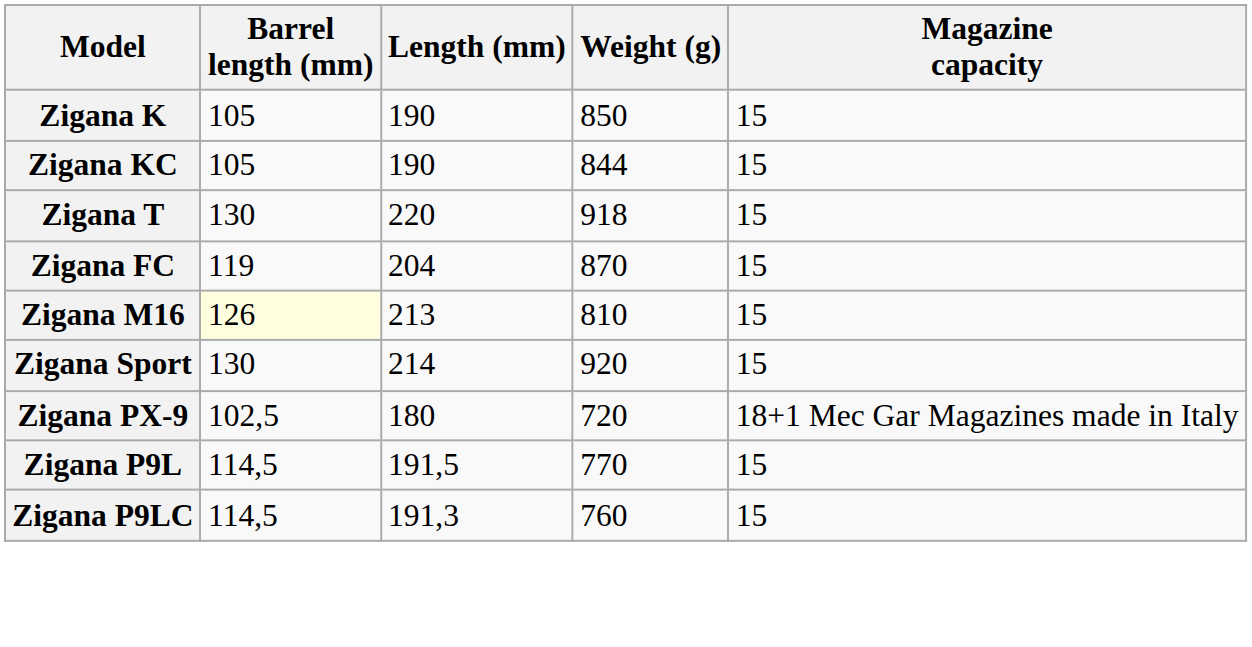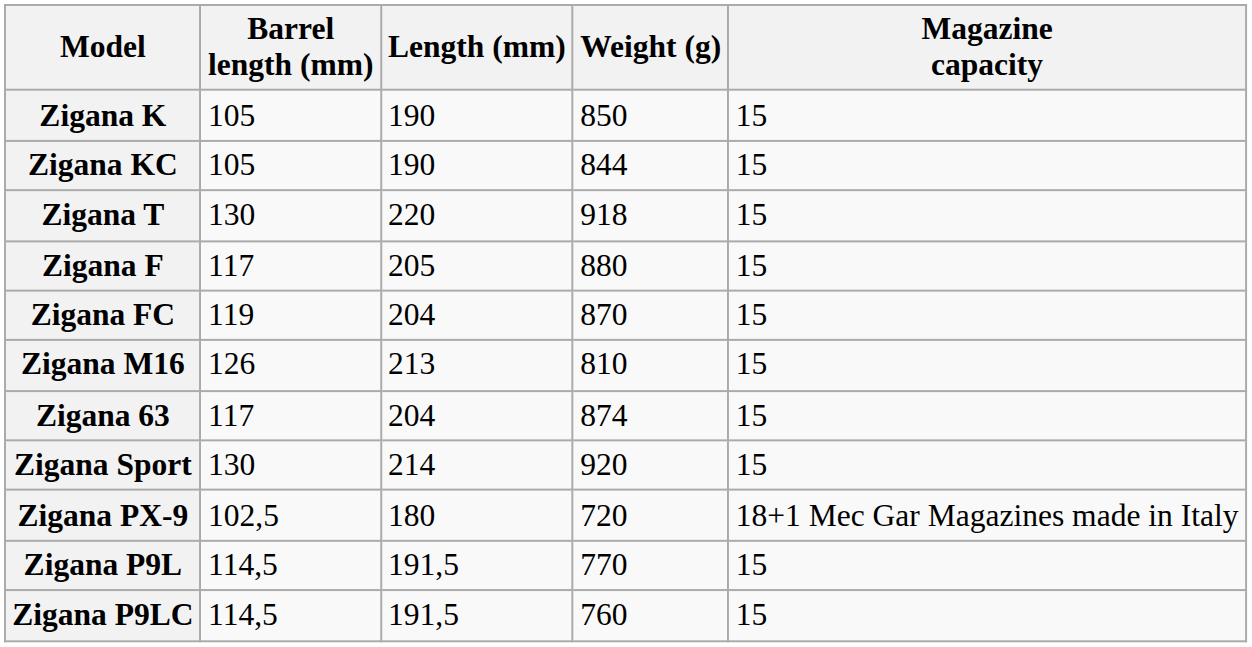+ row: (103, 264)
(232, 314) lightyellow background -> (232, 364) no background
+ row: (103, 414)
(423, 514) 191,3 -> (423, 614) 191,5
